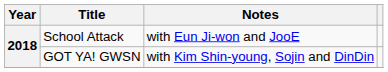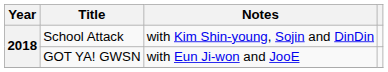(223, 36) with Eun Ji-won and JooE -> (260, 36) with Kim Shin-young, Sojin and DinDin
(260, 57) with Kim Shin-young, Sojin and DinDin -> (223, 57) with Eun Ji-won and JooE
